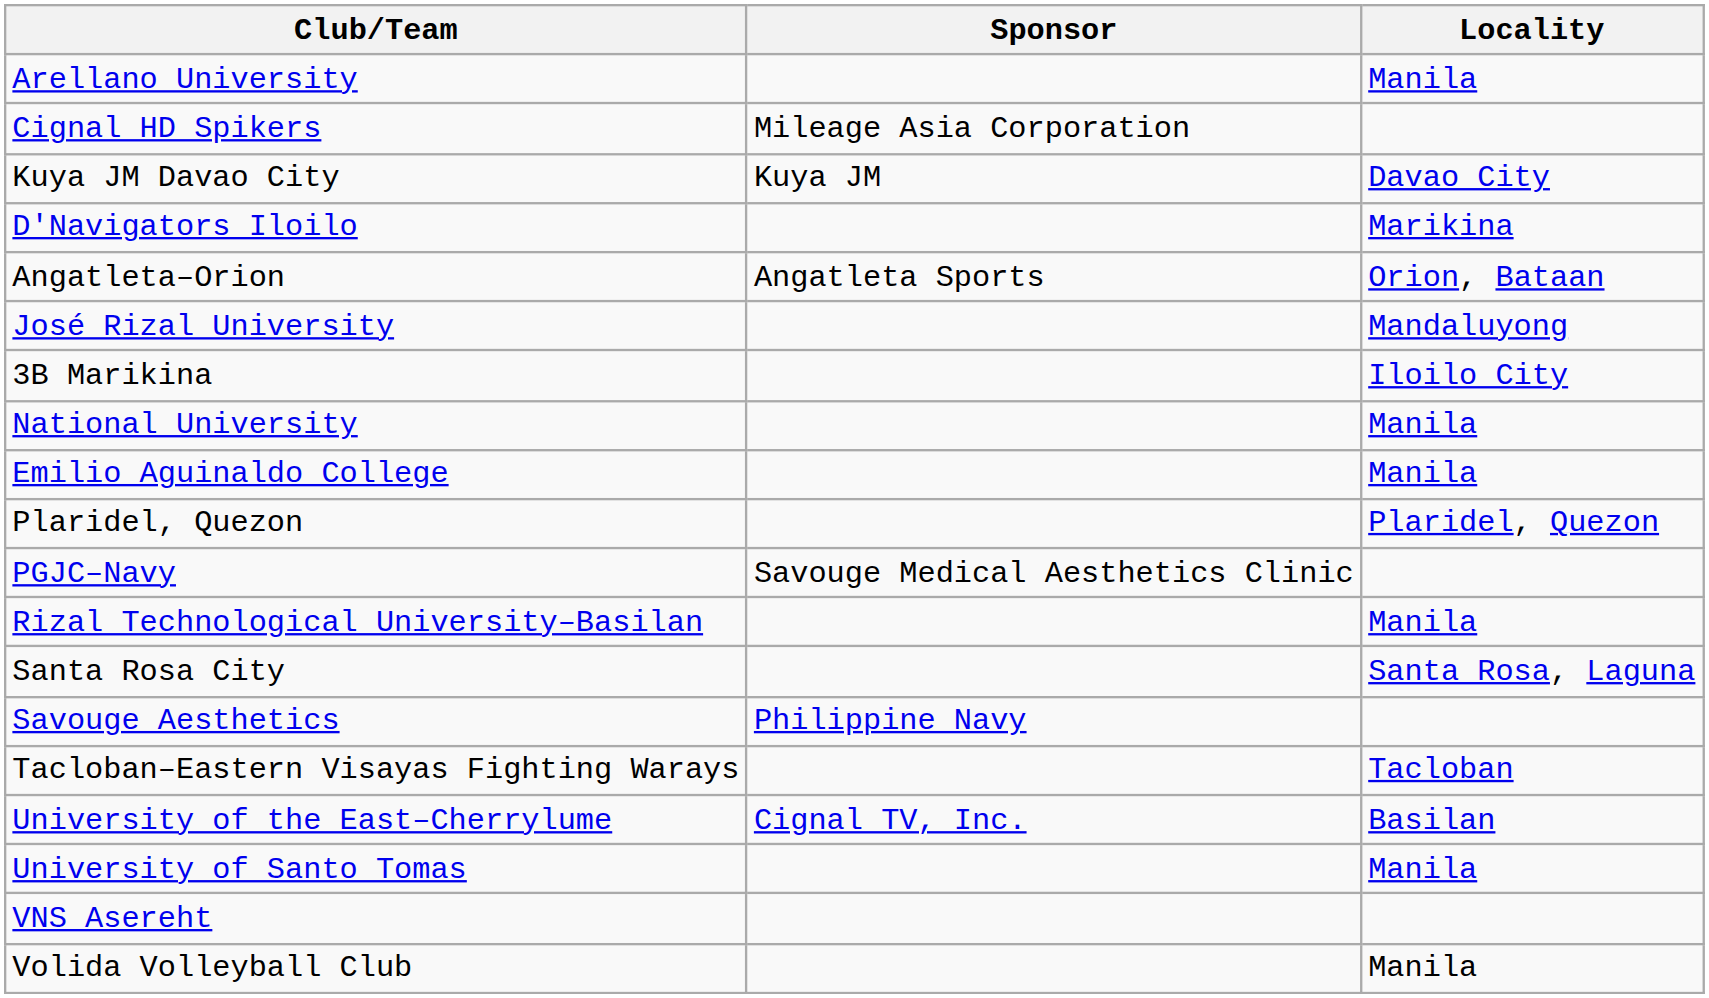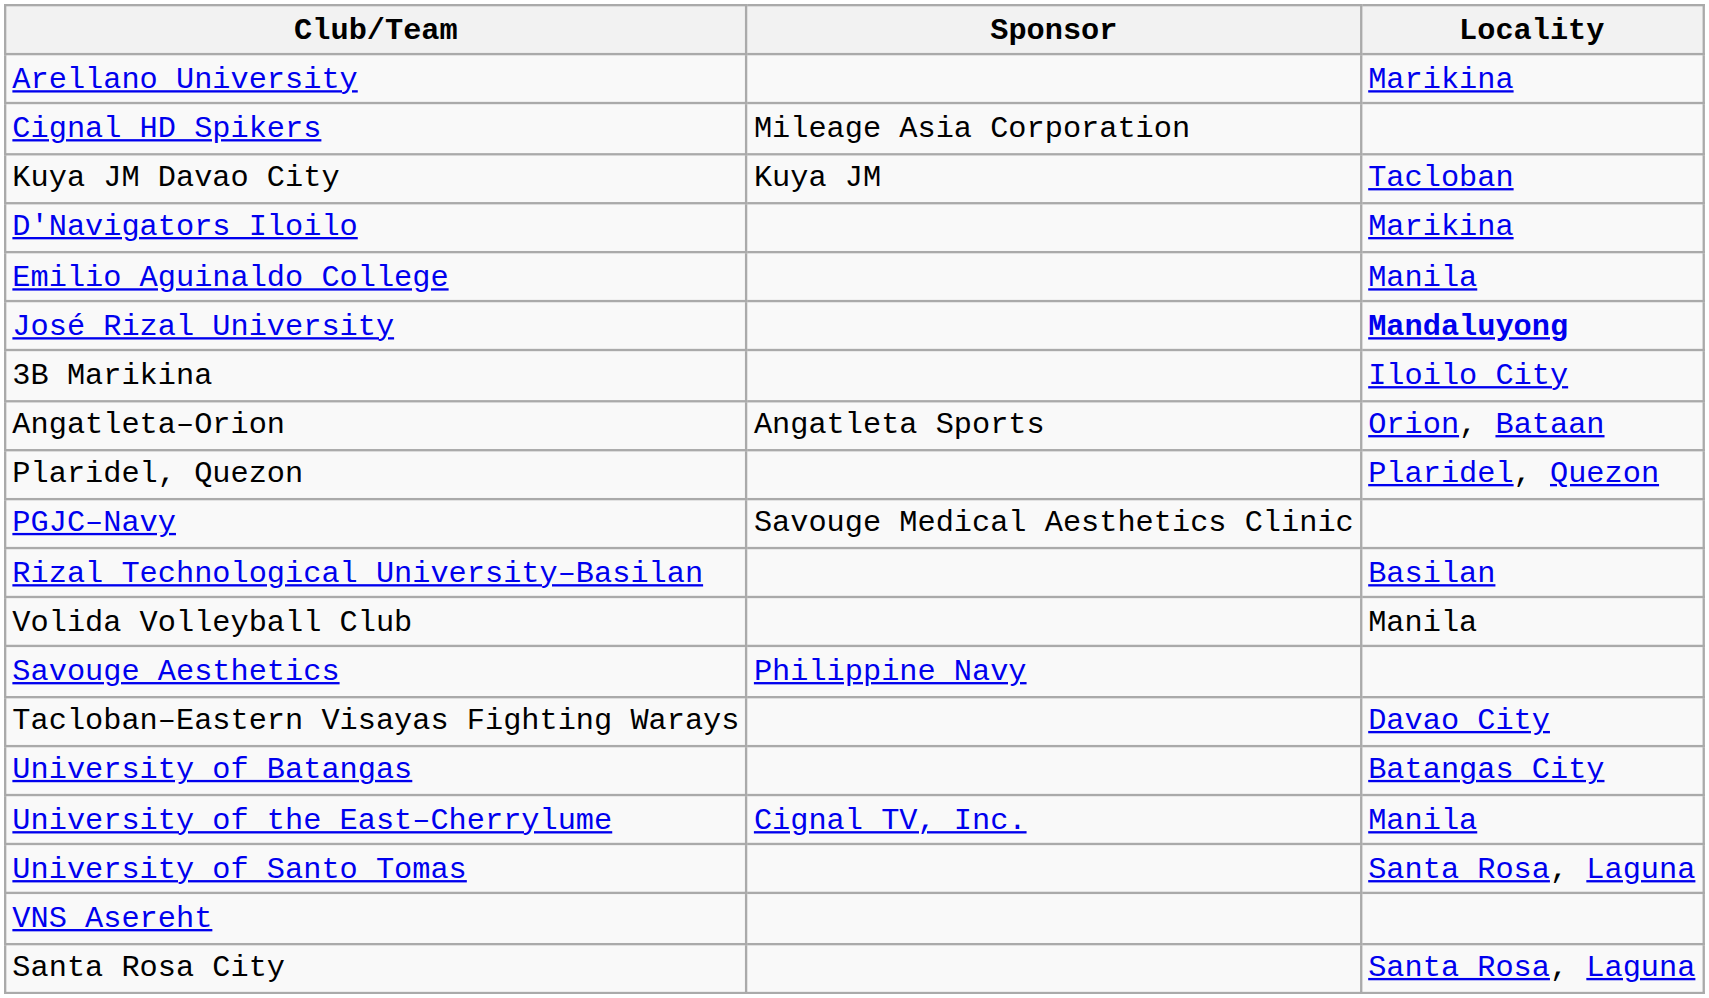(1423, 79) Manila -> (1441, 79) Marikina
(1459, 178) Davao City -> (1441, 178) Tacloban
rows swapped: (231, 474) <-> (149, 277)
(1468, 326) normal -> (1468, 326) bold
- row: (185, 425)
(1423, 622) Manila -> (1432, 573) Basilan
rows swapped: (149, 672) <-> (212, 968)
(1441, 770) Tacloban -> (1459, 721) Davao City
+ row: (212, 770)
(1432, 820) Basilan -> (1423, 820) Manila
(1423, 869) Manila -> (1532, 869) Santa Rosa, Laguna
